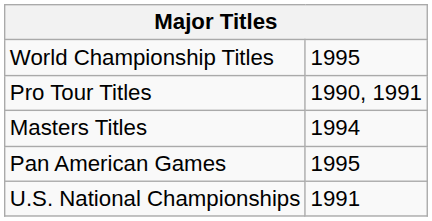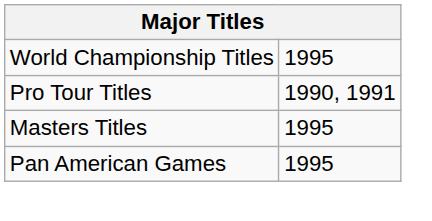(335, 127) 1994 -> (309, 127) 1995
- row: (155, 198)
